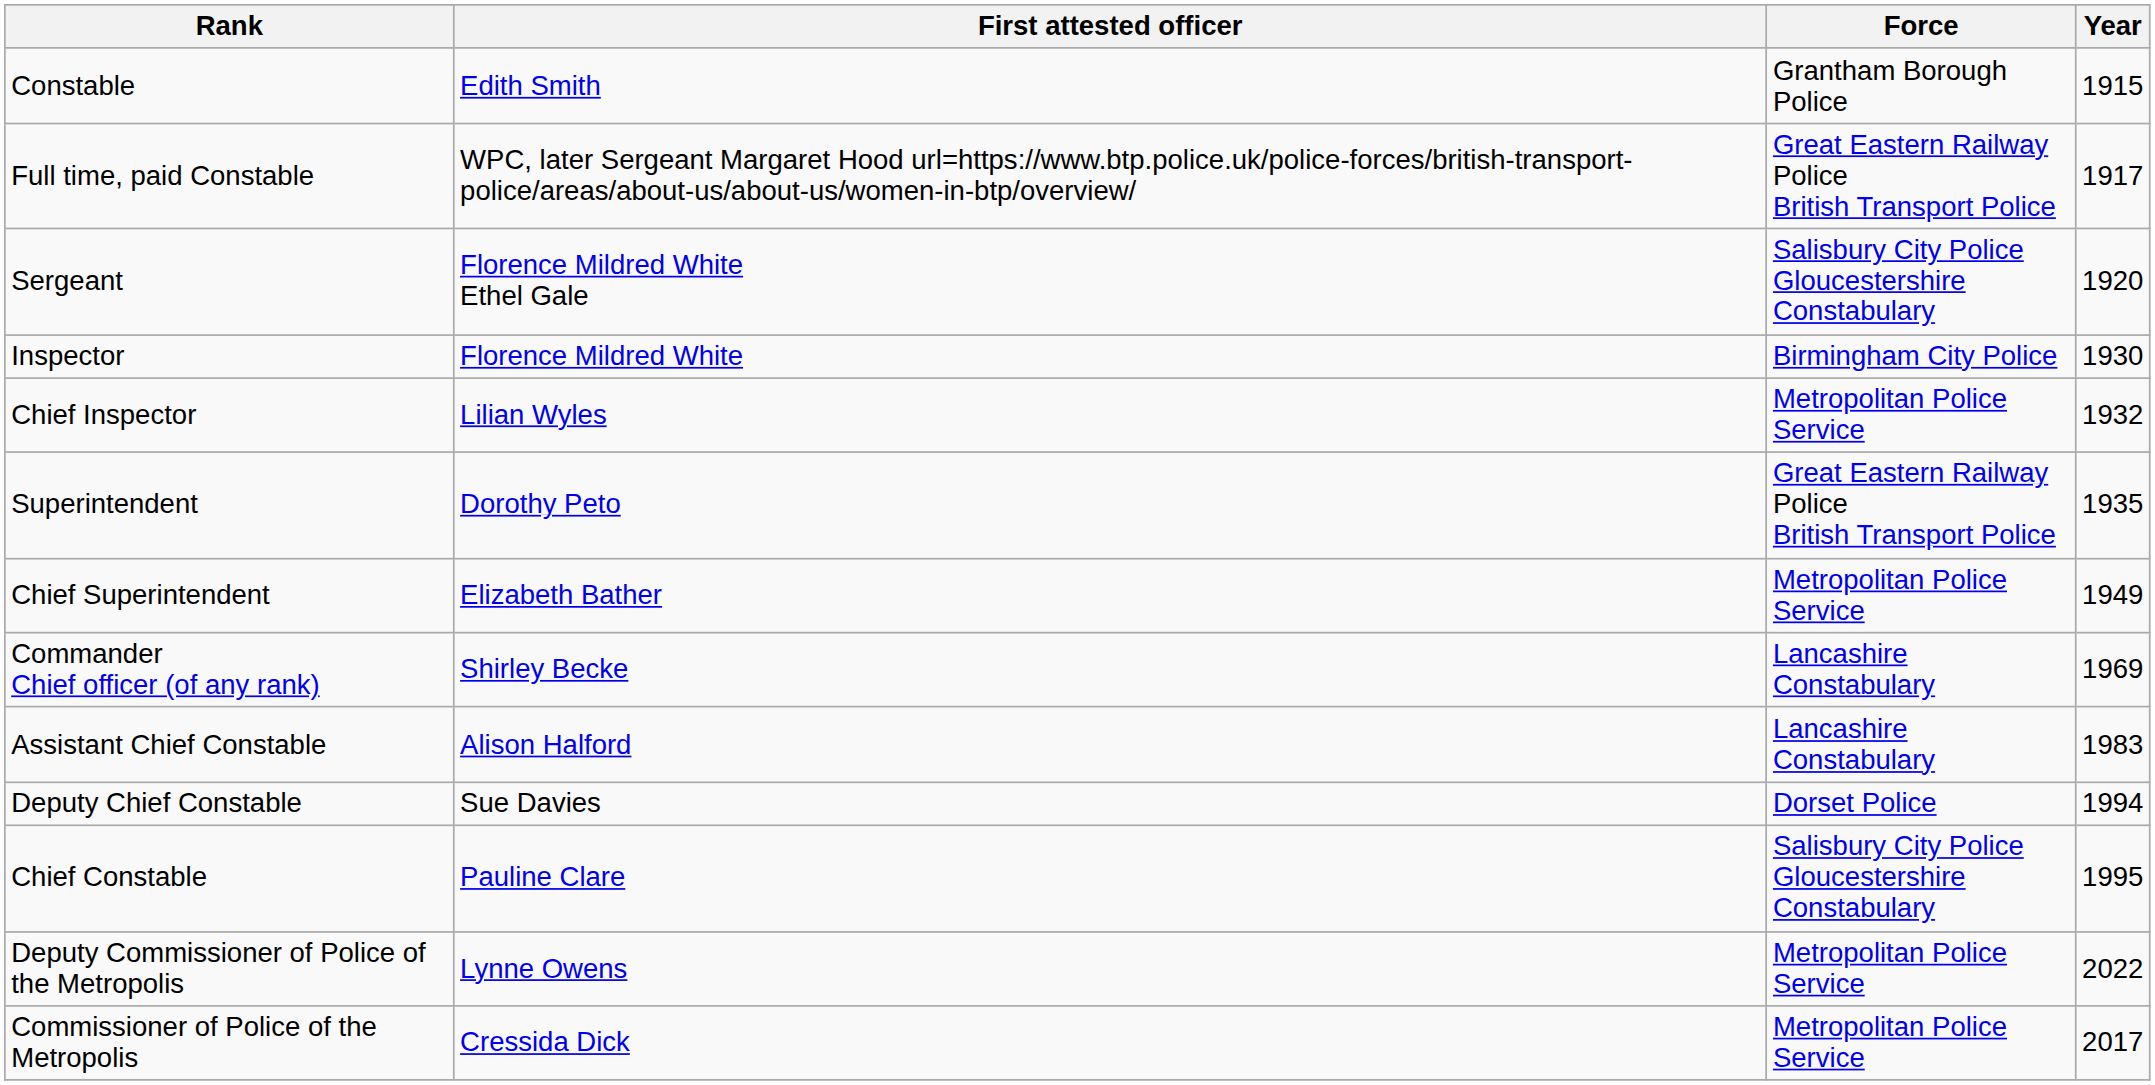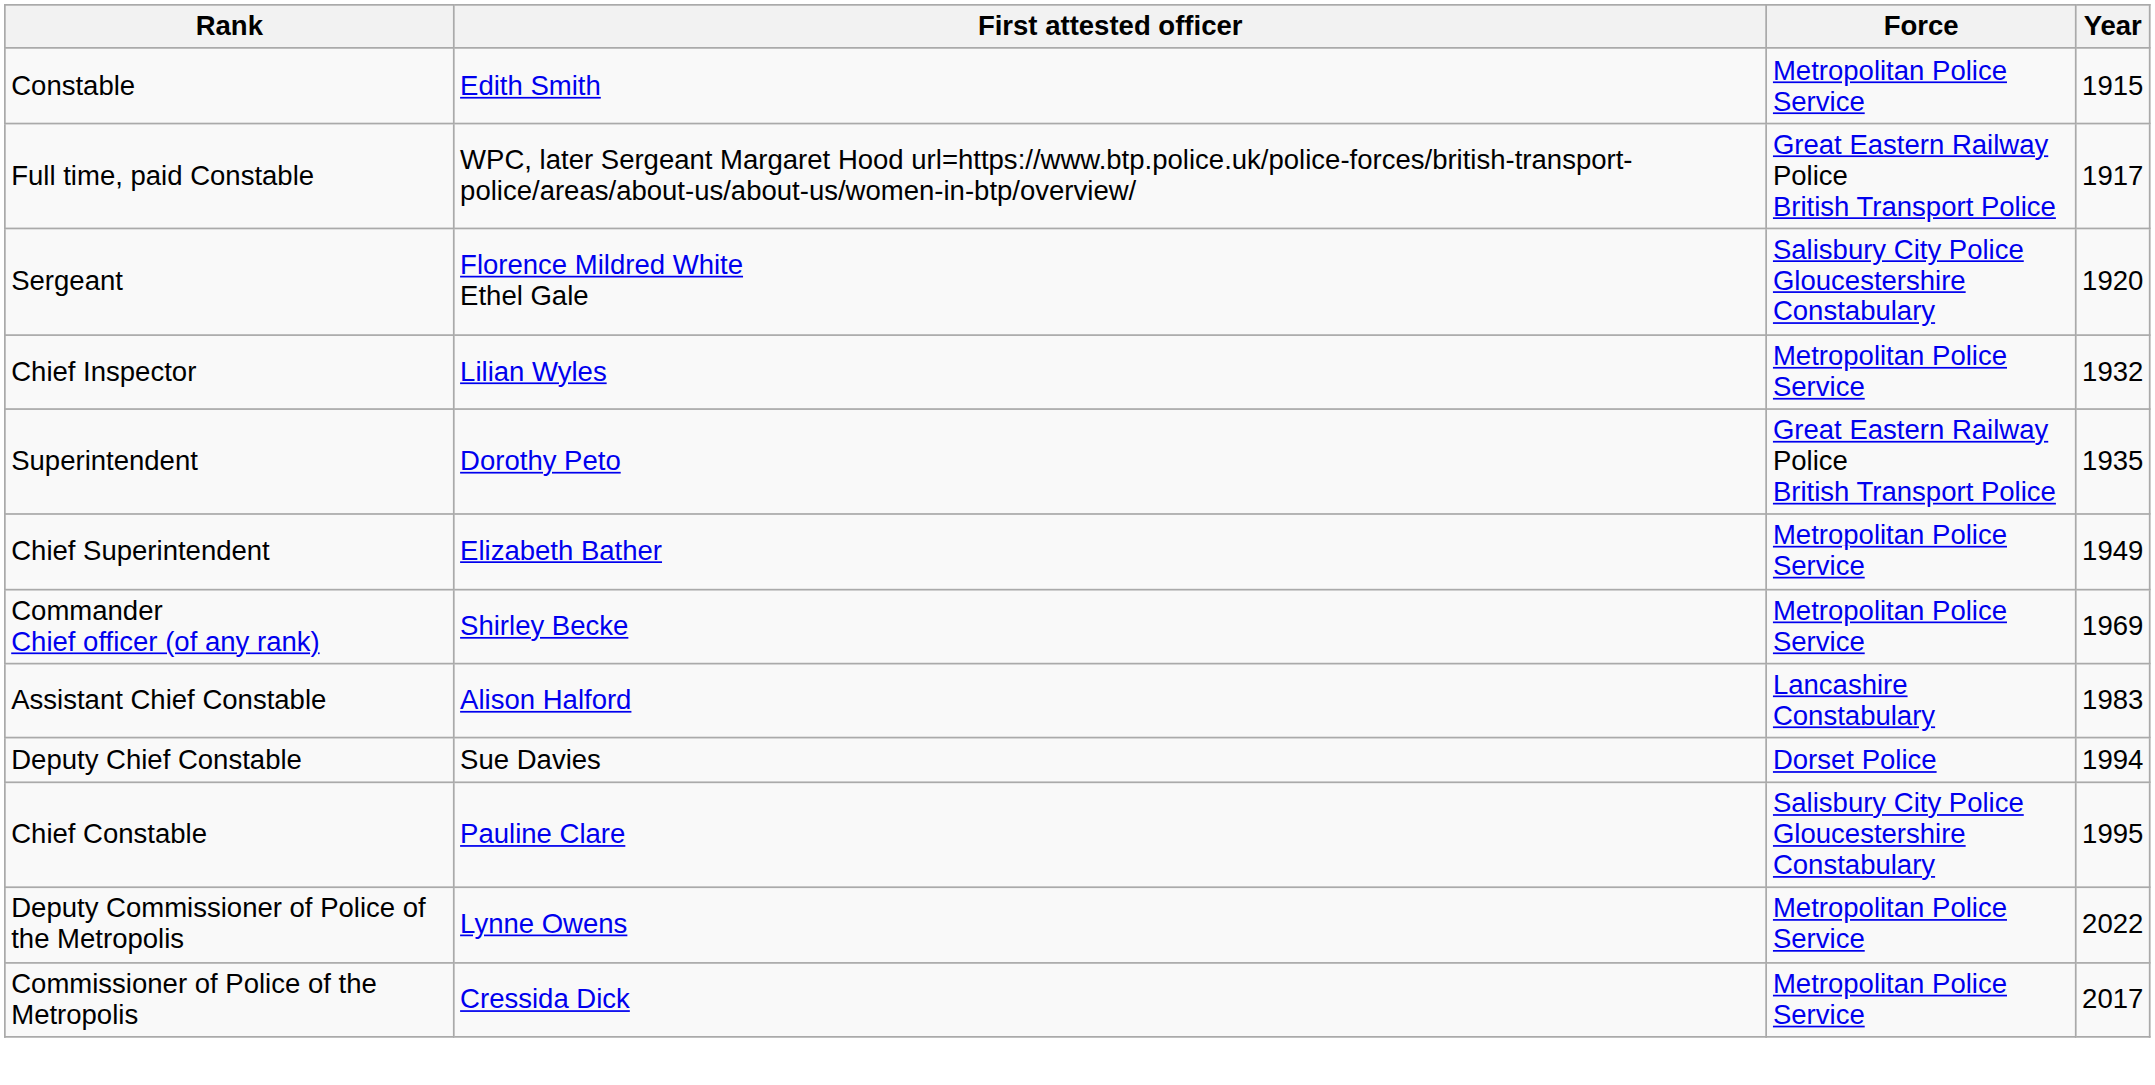(1890, 85) Grantham Borough Police -> (1890, 85) Metropolitan Police Service
- row: (68, 355)
(1854, 669) Lancashire Constabulary -> (1890, 625) Metropolitan Police Service
